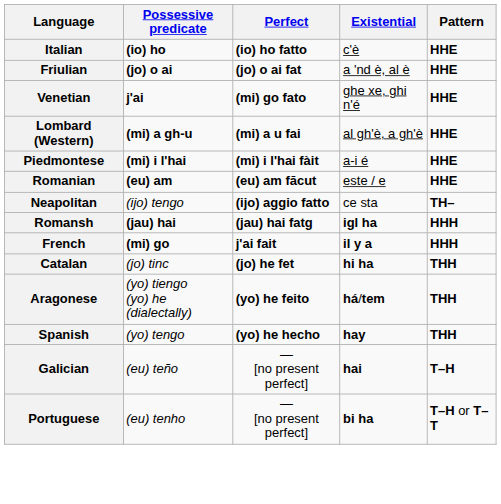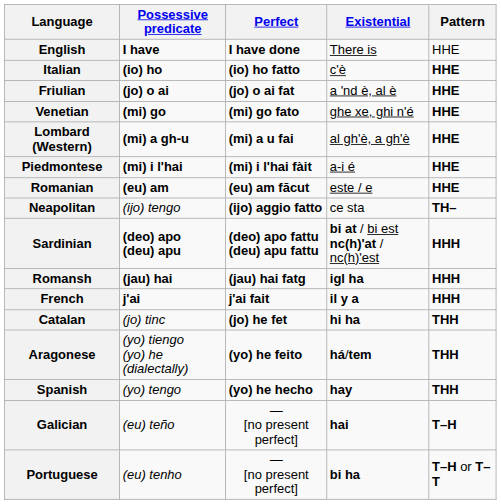+ row: (62, 49)
(135, 98) j'ai -> (144, 111) (mi) go
+ row: (62, 243)
(148, 243) (mi) go -> (131, 299) j'ai
